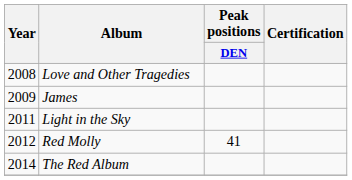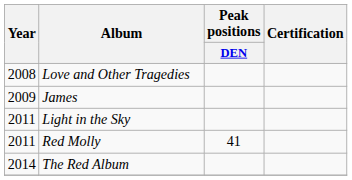(22, 141) 2012 -> (22, 141) 2011
